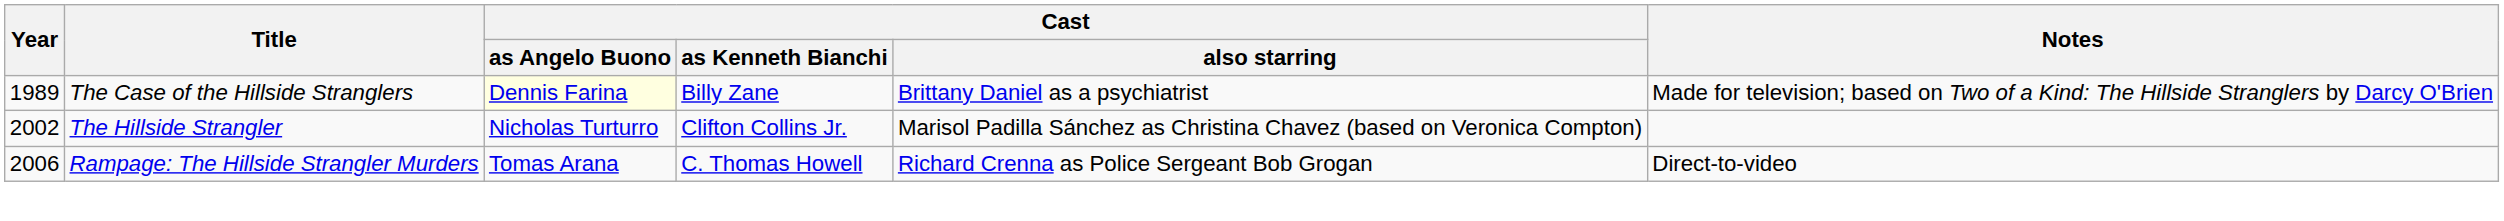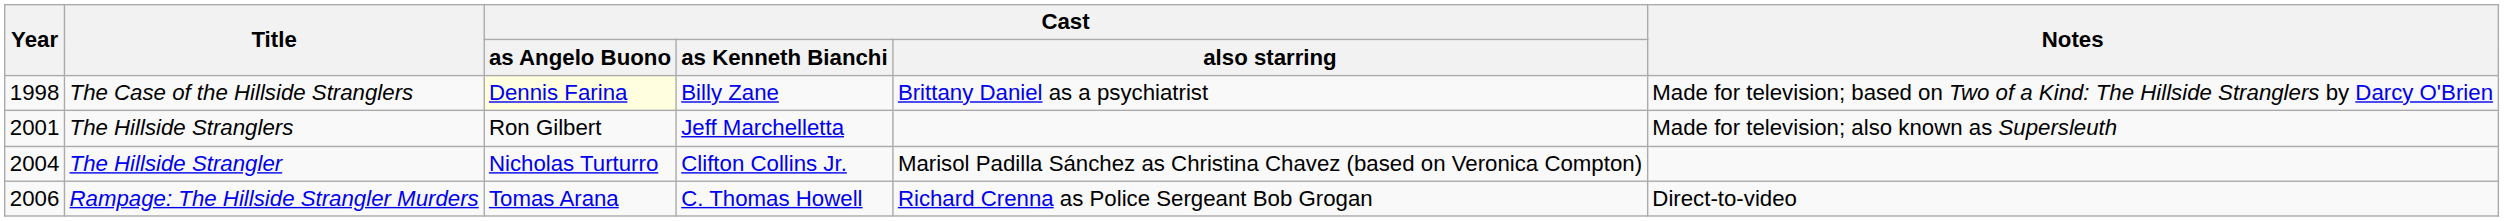(35, 92) 1989 -> (35, 92) 1998
+ row: (181, 127)
(35, 127) 2002 -> (35, 163) 2004
